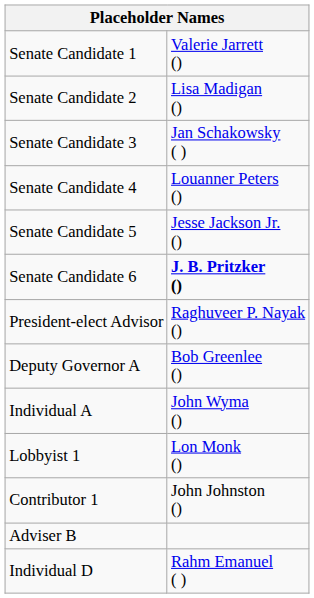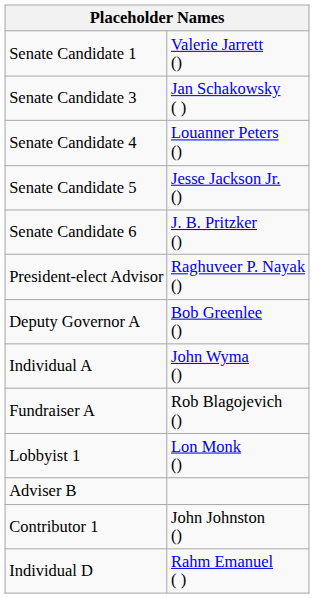- row: (73, 98)
(218, 276) bold -> (214, 232) normal
+ row: (52, 410)
rows swapped: (54, 500) <-> (43, 535)
